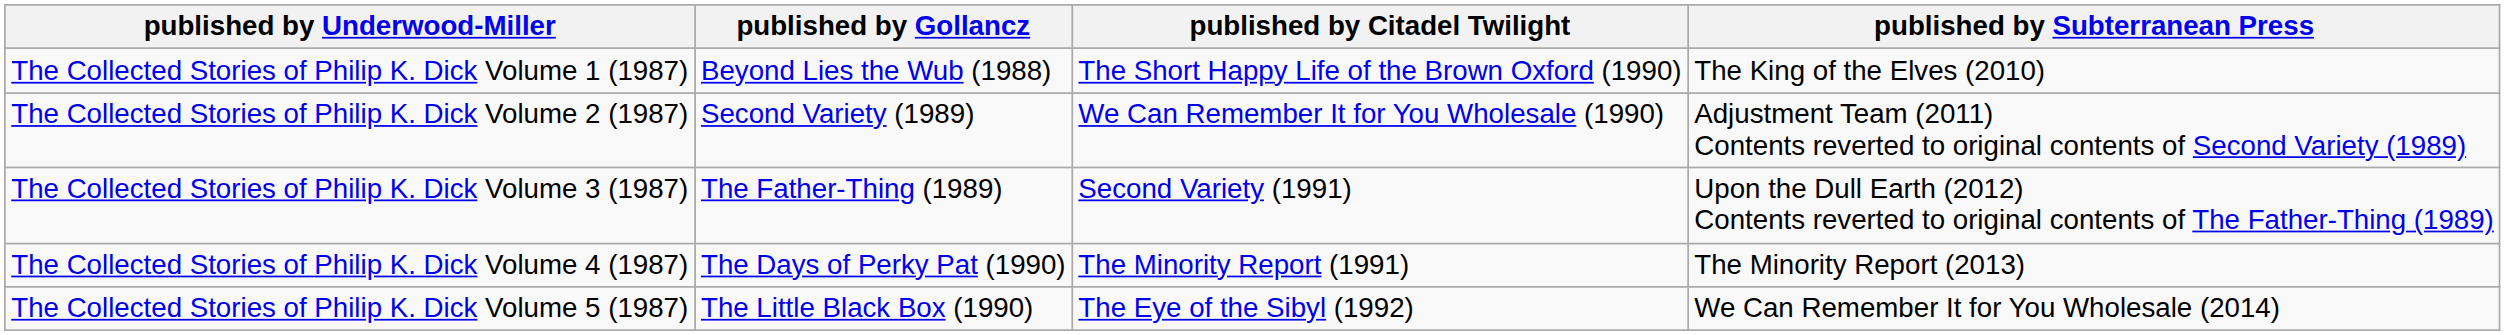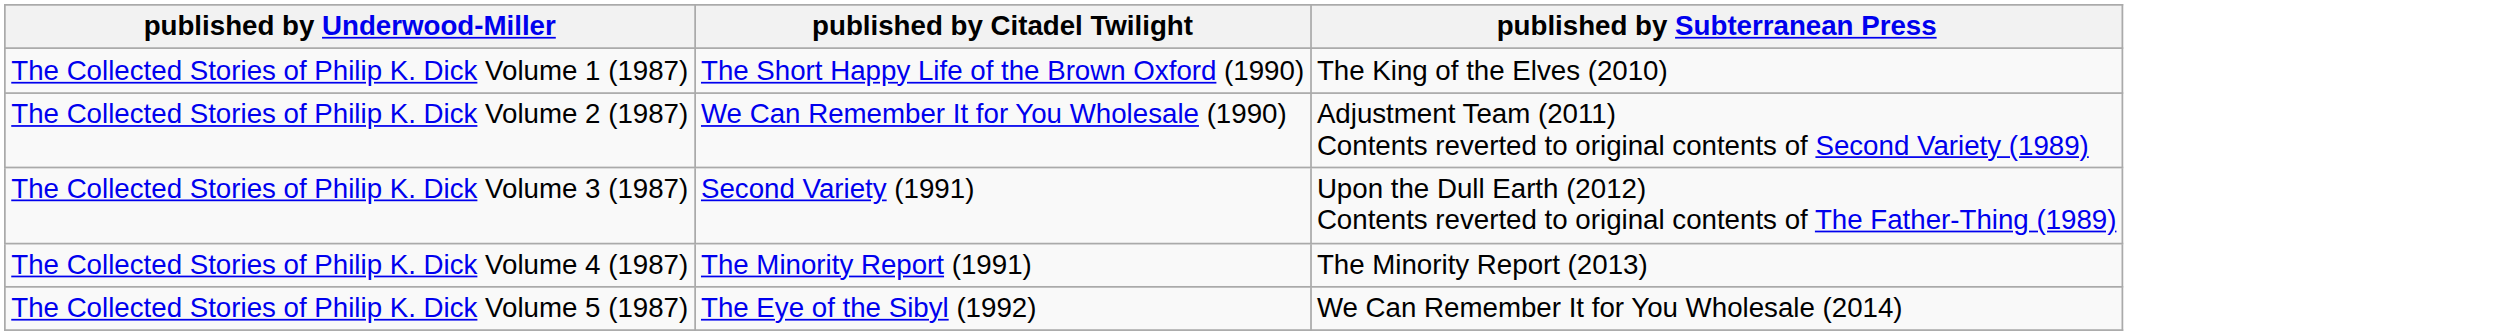- column: (883, 26)
